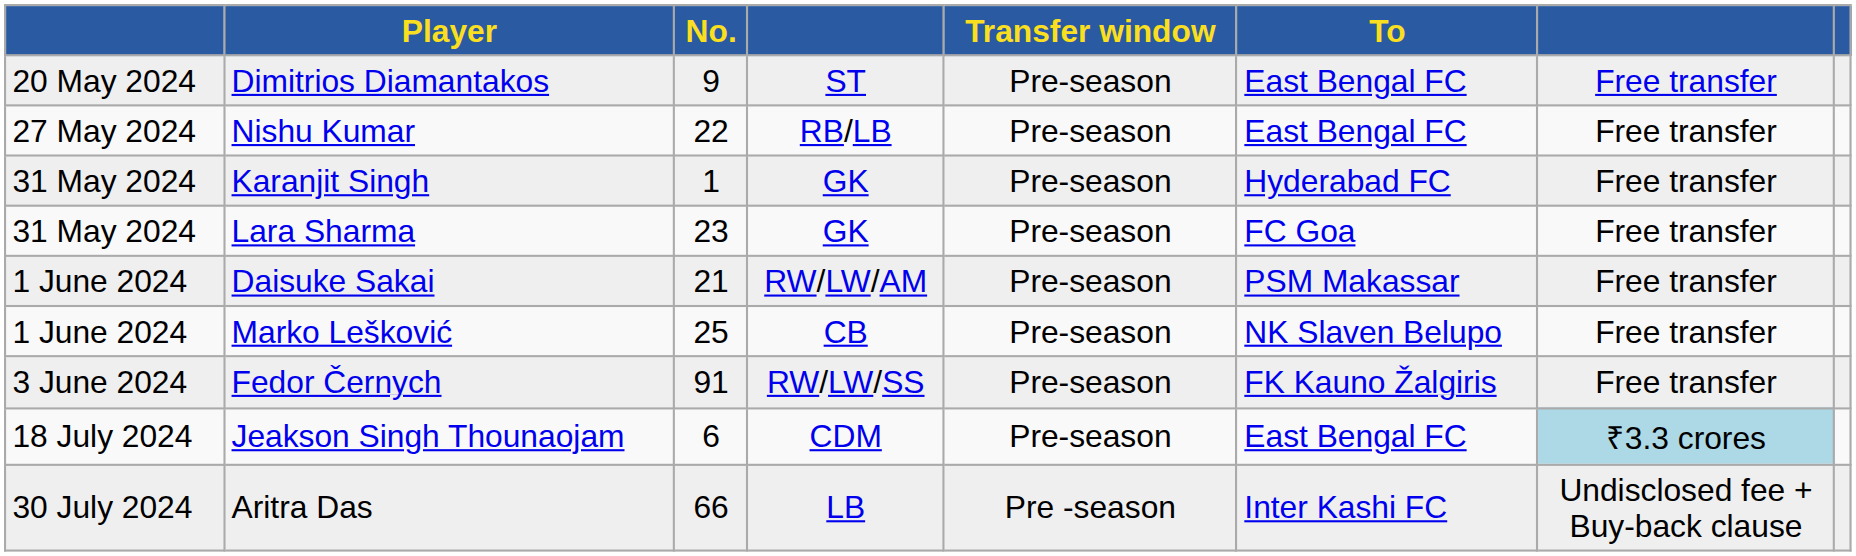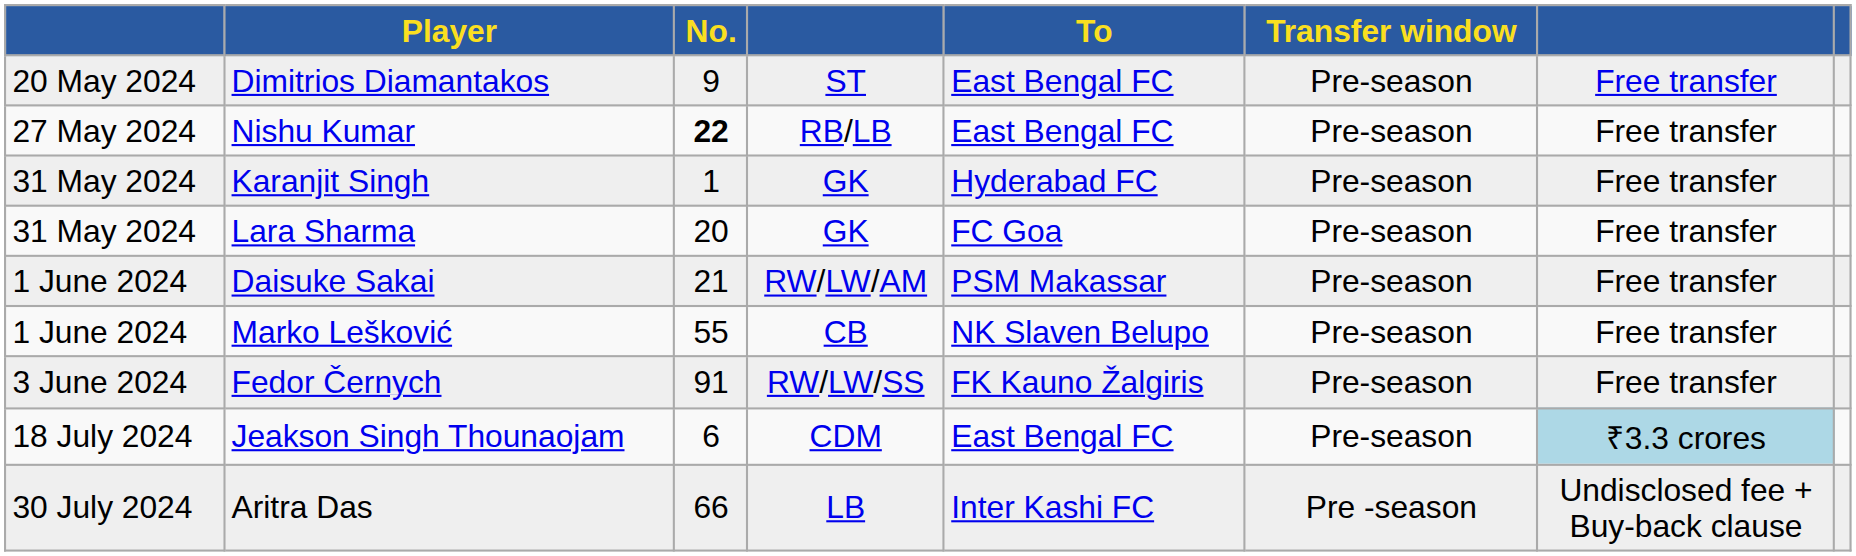columns swapped: (1387, 30) <-> (1090, 30)
(711, 131) normal -> (711, 131) bold
(711, 232) 23 -> (711, 232) 20
(711, 332) 25 -> (711, 332) 55
